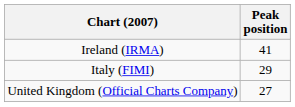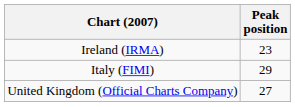(265, 49) 41 -> (265, 49) 23
